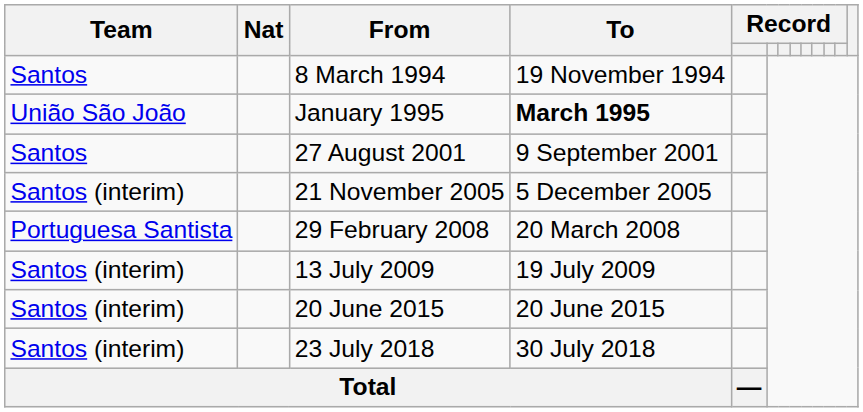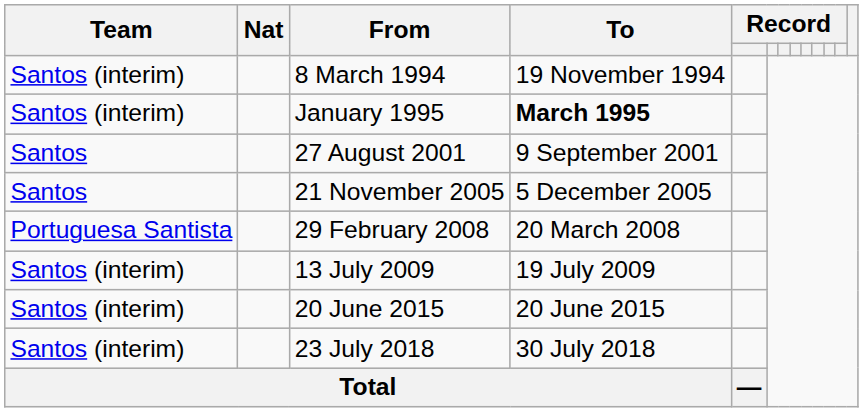(49, 74) Santos -> (97, 74) Santos (interim)
(98, 113) União São João -> (97, 113) Santos (interim)
(97, 191) Santos (interim) -> (49, 191) Santos
